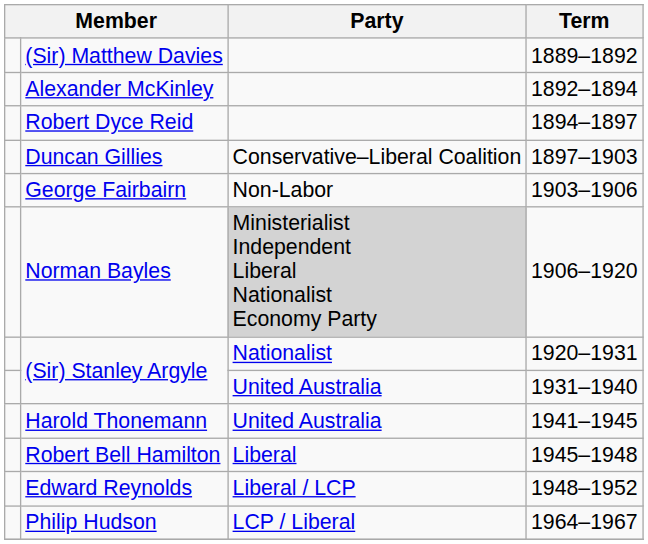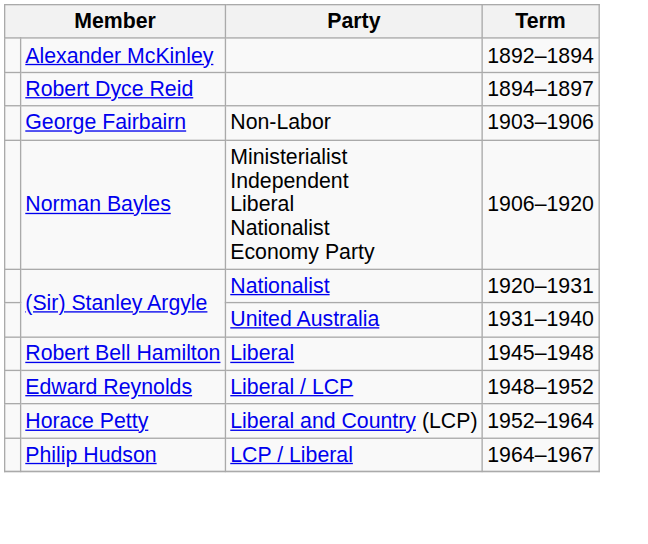- row: (124, 55)
- row: (94, 156)
(305, 271) lightgrey background -> (302, 204) no background
- row: (116, 420)
+ row: (87, 420)
